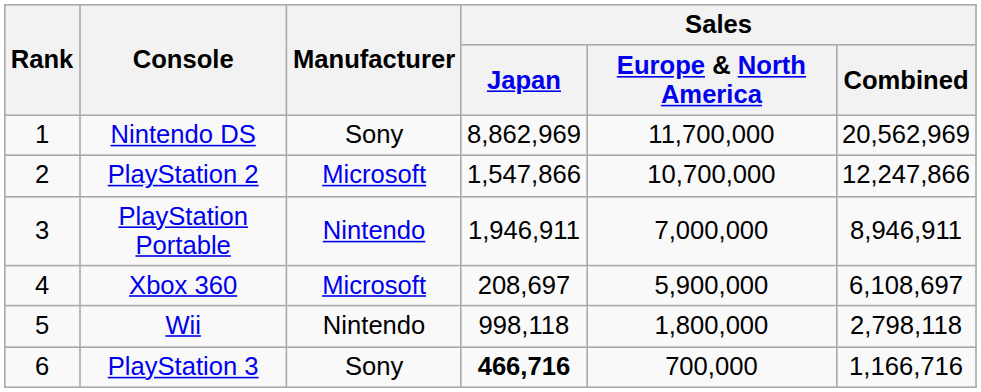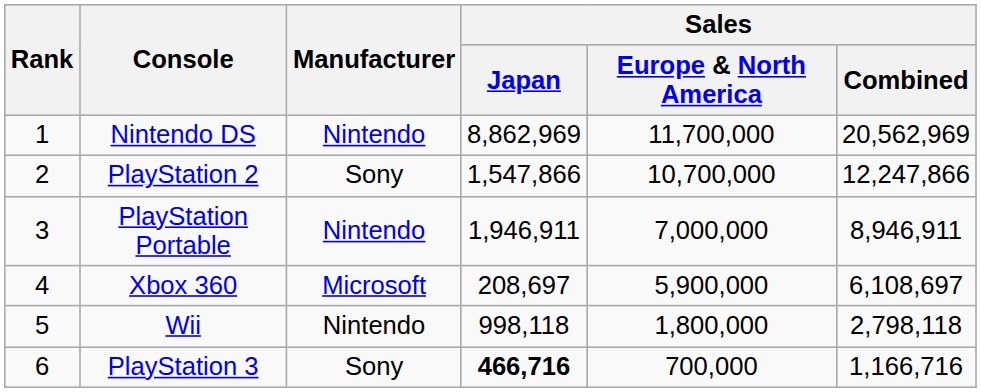(374, 134) Sony -> (374, 134) Nintendo
(374, 175) Microsoft -> (374, 175) Sony
